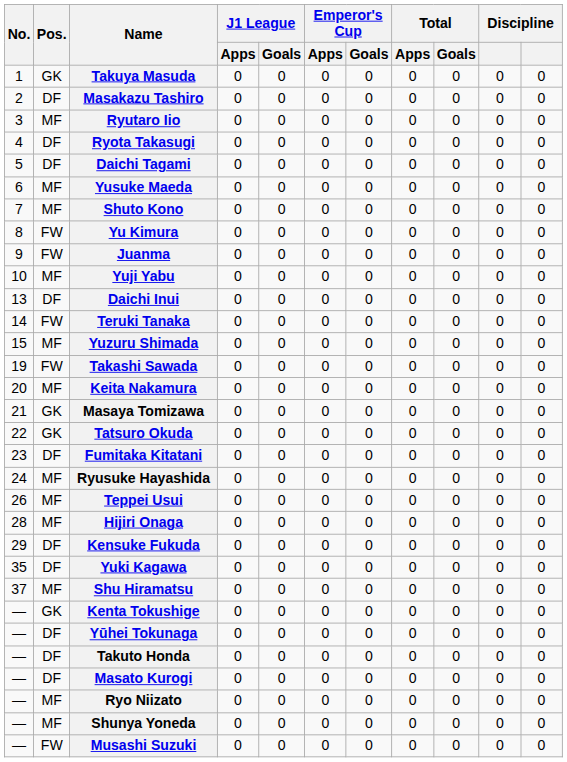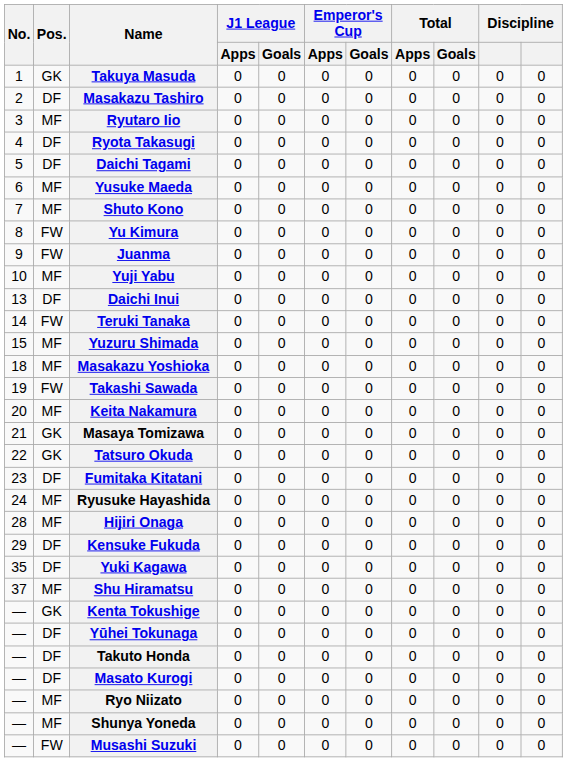+ row: (143, 366)
- row: (143, 500)
